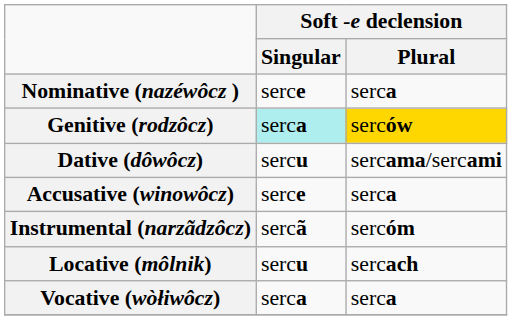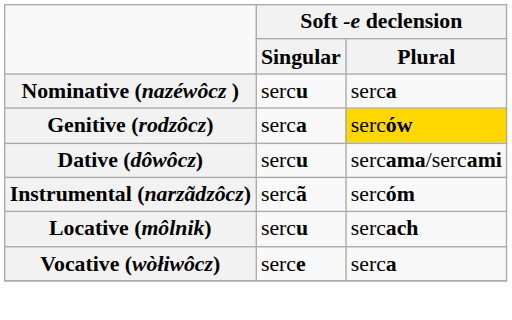(283, 90) serce -> (284, 90) sercu
(284, 125) paleturquoise background -> (284, 125) no background
- row: (130, 194)
(284, 297) serca -> (283, 263) serce
